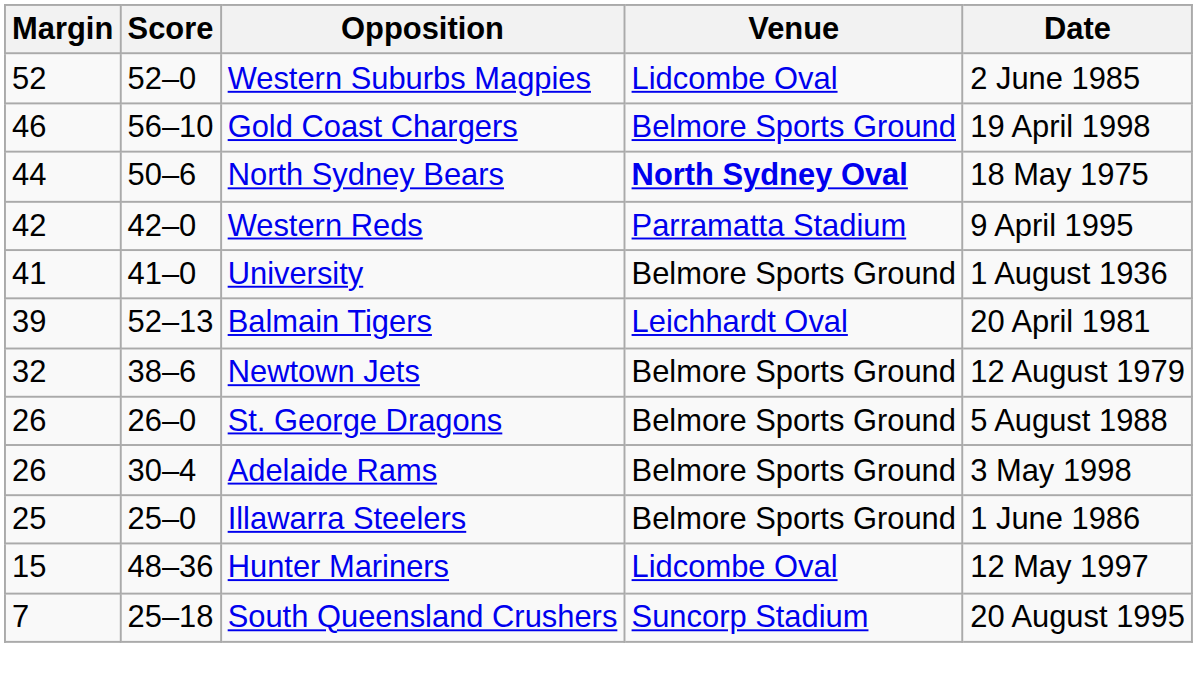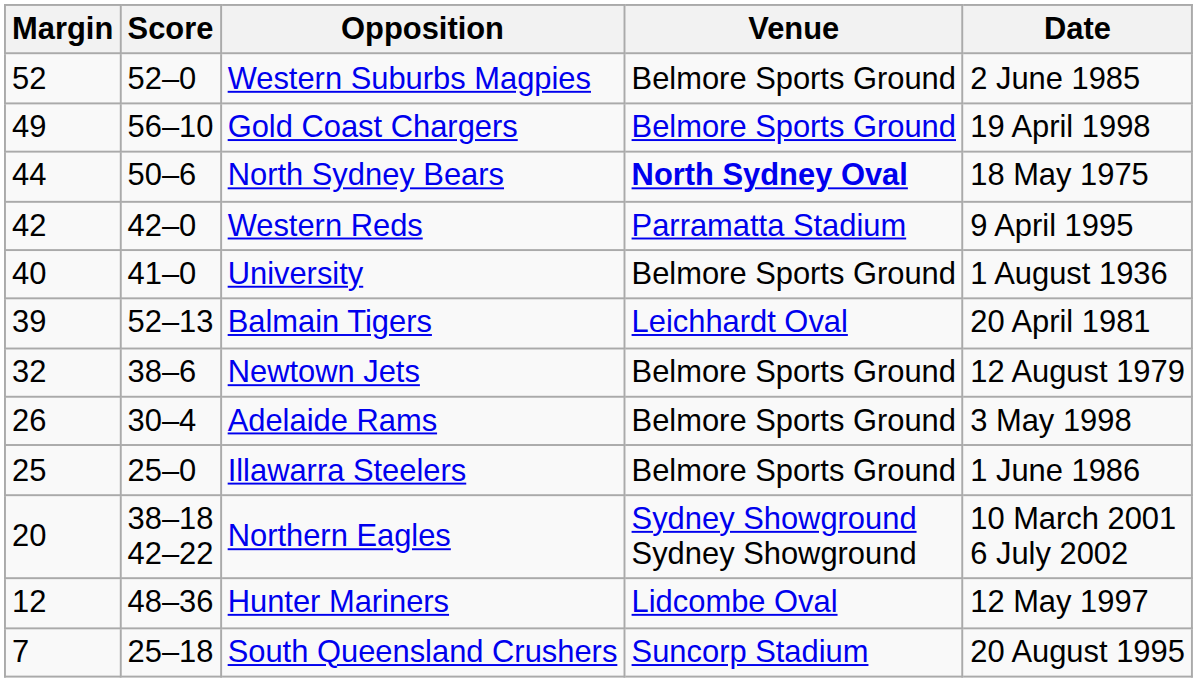(735, 77) Lidcombe Oval -> (794, 77) Belmore Sports Ground
(29, 126) 46 -> (29, 126) 49
(29, 273) 41 -> (29, 273) 40
- row: (365, 420)
+ row: (339, 536)
(29, 567) 15 -> (29, 602) 12
